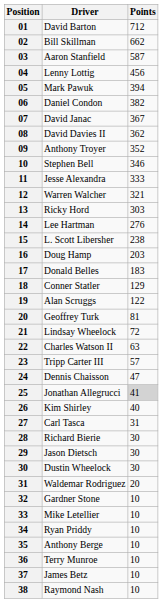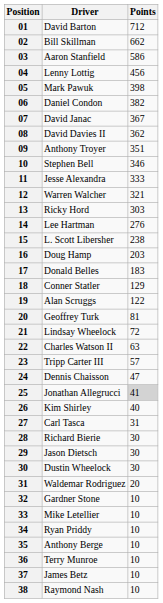(137, 57) 587 -> (137, 57) 586
(137, 88) 394 -> (137, 88) 398
(137, 149) 352 -> (137, 149) 351
